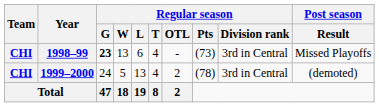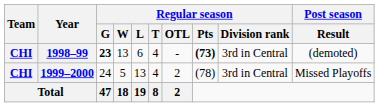(205, 53) normal -> (205, 53) bold
(333, 53) Missed Playoffs -> (333, 53) (demoted)
(333, 73) (demoted) -> (333, 73) Missed Playoffs
